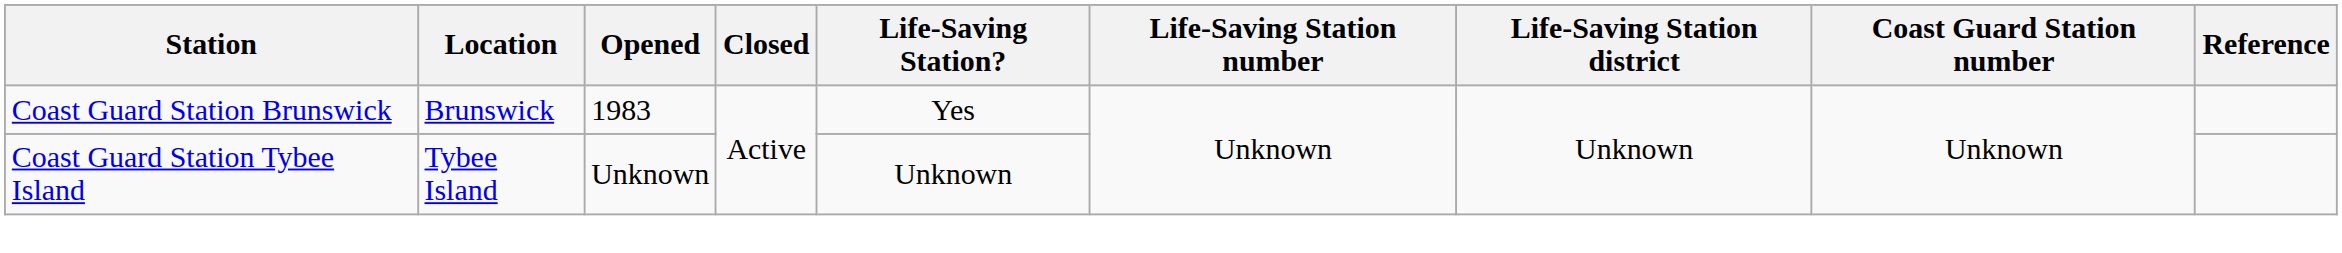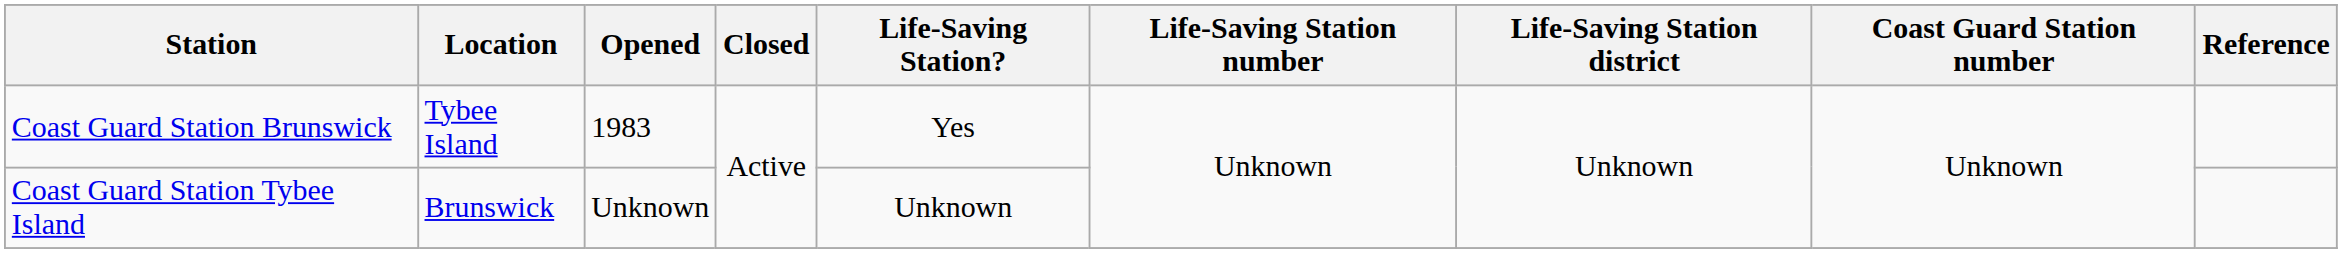(489, 109) Brunswick -> (461, 126) Tybee Island
(461, 173) Tybee Island -> (489, 207) Brunswick
